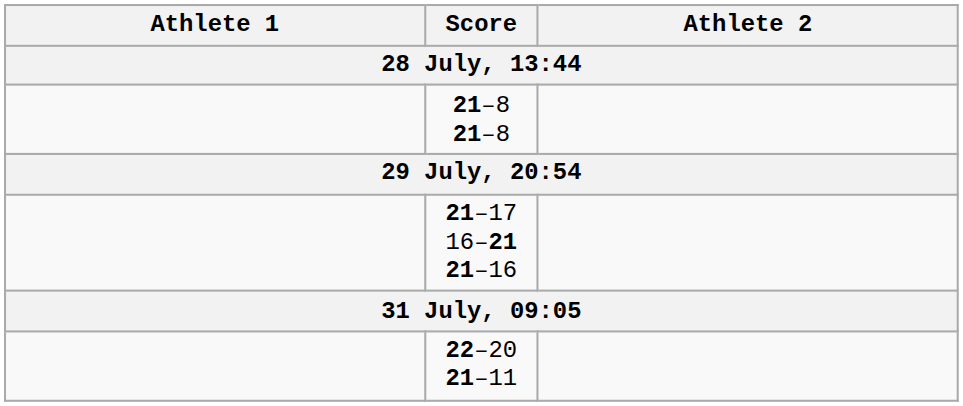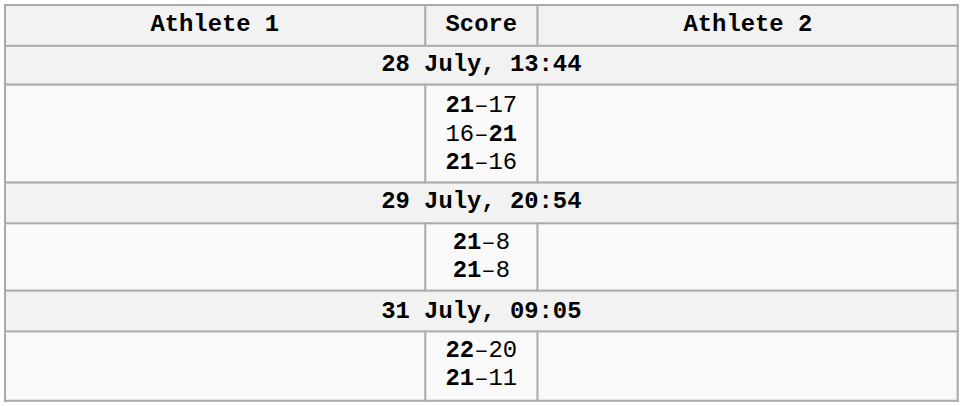rows swapped: (481, 119) <-> (481, 242)
